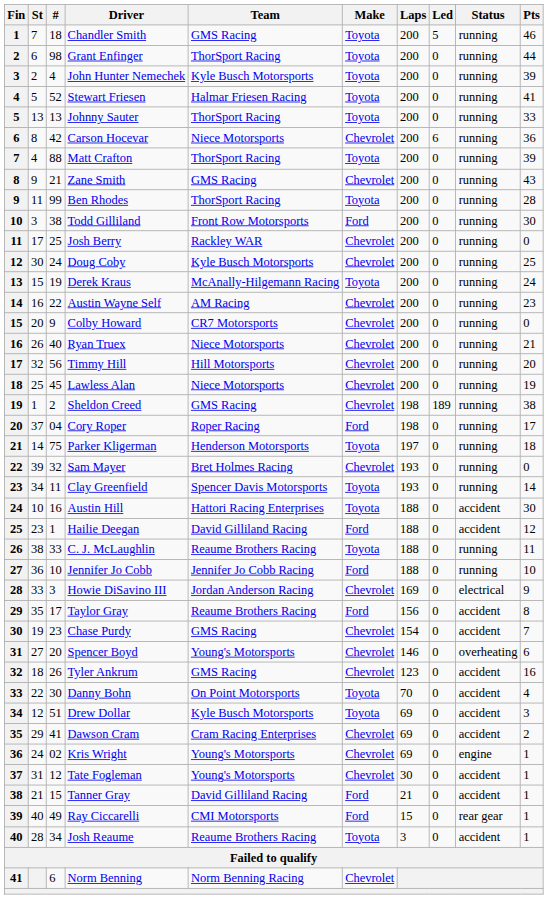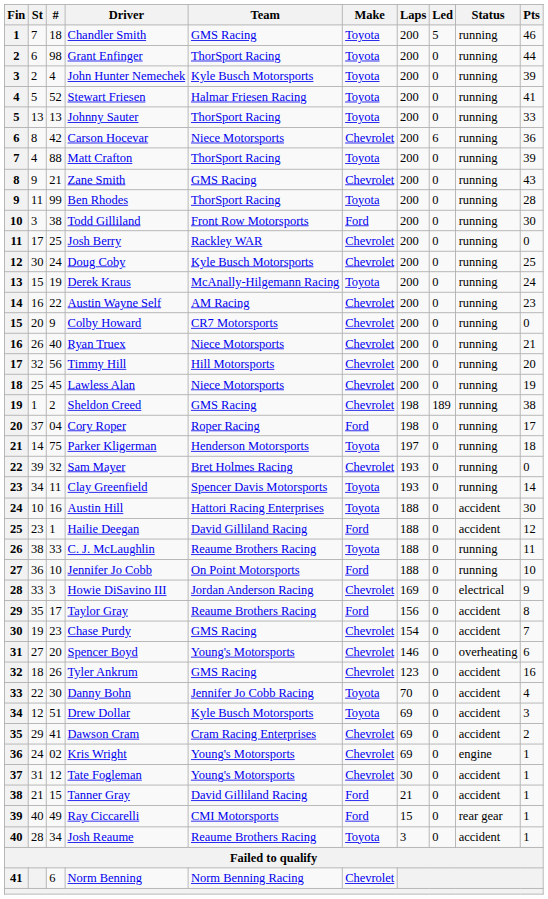(252, 569) Jennifer Jo Cobb Racing -> (245, 569) On Point Motorsports
(245, 693) On Point Motorsports -> (252, 693) Jennifer Jo Cobb Racing
